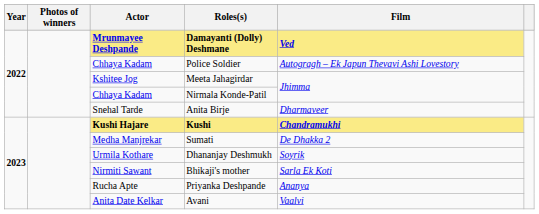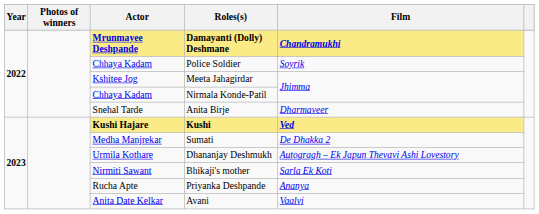(287, 43) Ved -> (310, 43) Chandramukhi
(369, 64) Autogragh – Ek Japun Thevavi Ashi Lovestory -> (292, 64) Soyrik
(310, 125) Chandramukhi -> (287, 125) Ved
(292, 155) Soyrik -> (369, 155) Autogragh – Ek Japun Thevavi Ashi Lovestory
